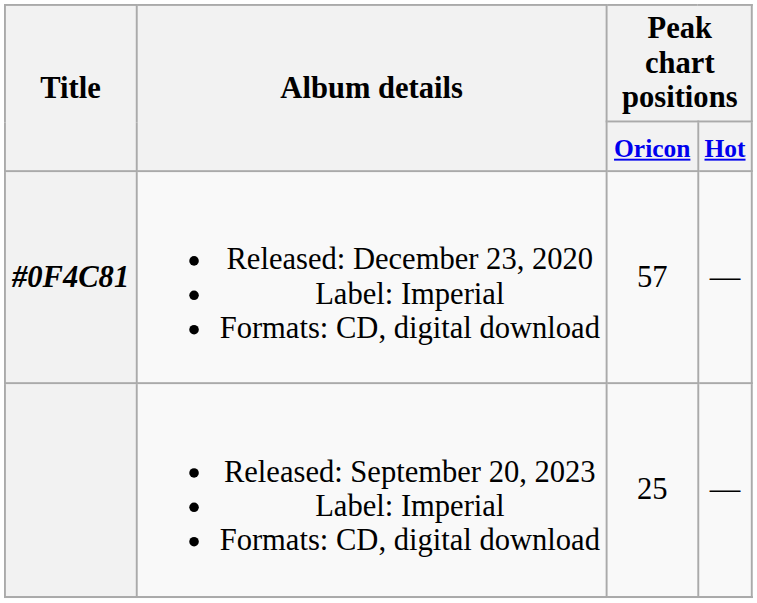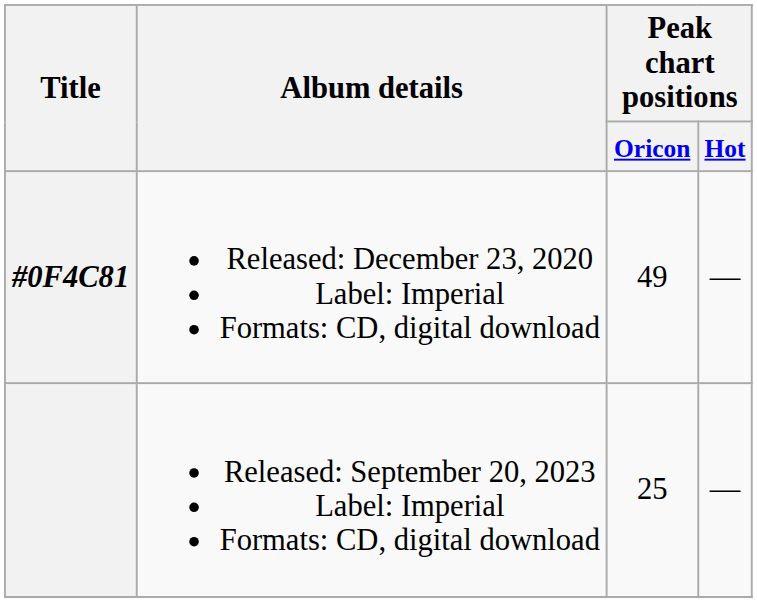(652, 276) 57 -> (652, 276) 49
